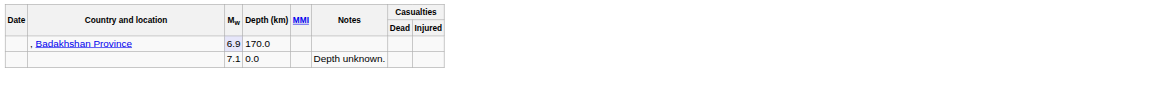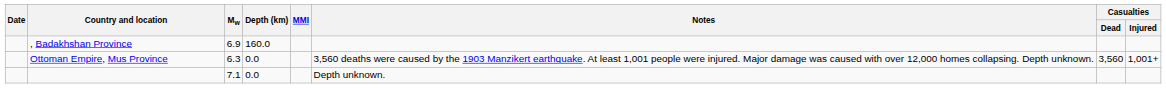(234, 43) lavender background -> (234, 43) no background
(258, 43) 170.0 -> (258, 43) 160.0
+ row: (99, 59)
